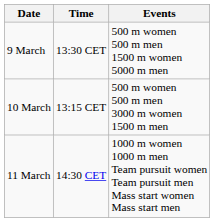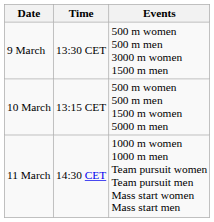(147, 50) 500 m women 500 m men 1500 m women 5000 m men -> (147, 50) 500 m women 500 m men 3000 m women 1500 m men
(147, 107) 500 m women 500 m men 3000 m women 1500 m men -> (147, 107) 500 m women 500 m men 1500 m women 5000 m men
